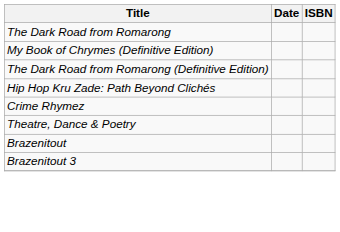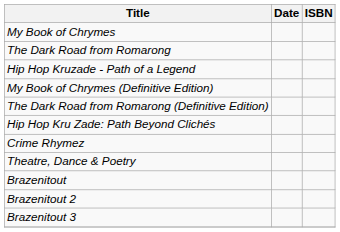+ row: (61, 32)
+ row: (101, 69)
+ row: (41, 198)
